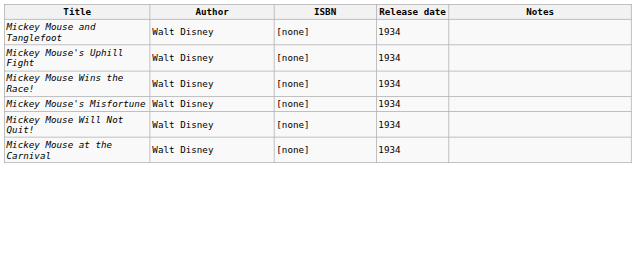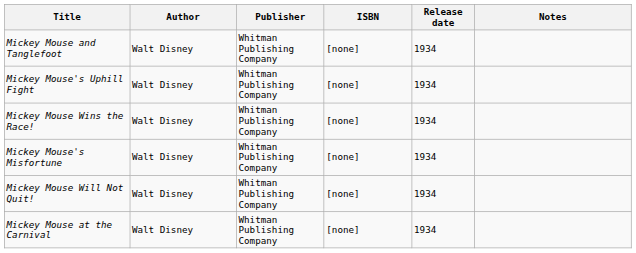+ column: (280, 17)
